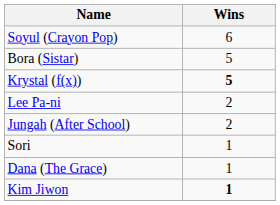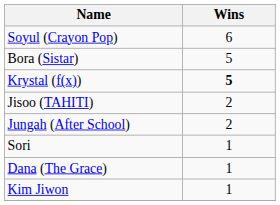+ row: (50, 102)
- row: (34, 102)
(229, 189) bold -> (229, 189) normal
